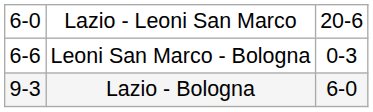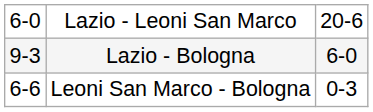rows swapped: (180, 89) <-> (180, 55)
